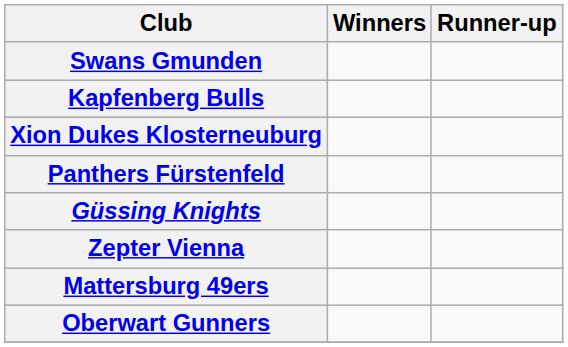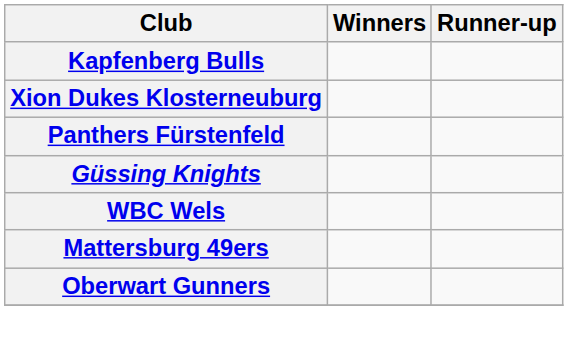- row: (166, 60)
- row: (166, 248)
+ row: (166, 211)
